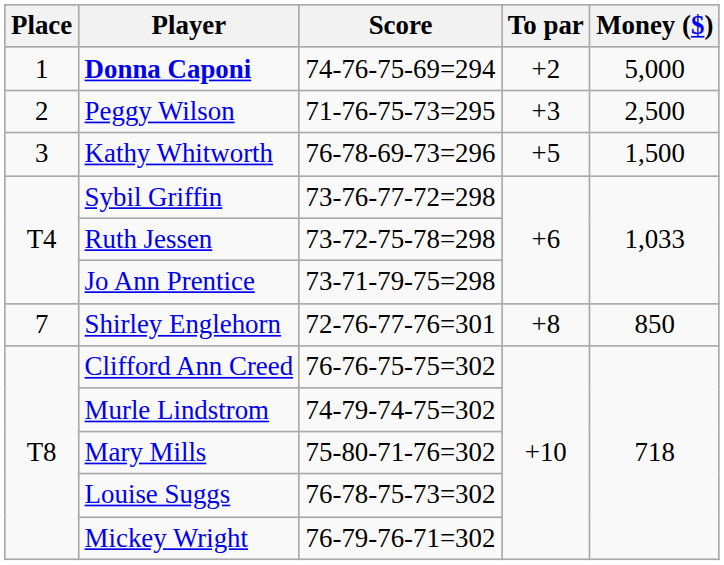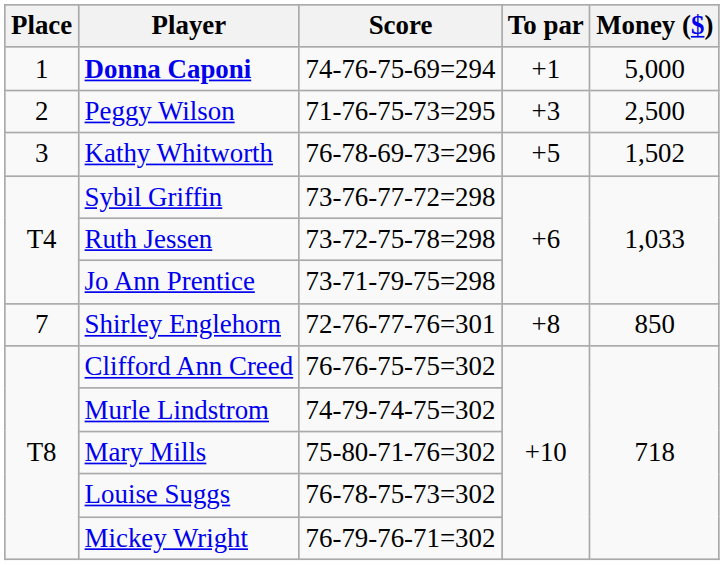(546, 68) +2 -> (546, 68) +1
(655, 153) 1,500 -> (655, 153) 1,502
